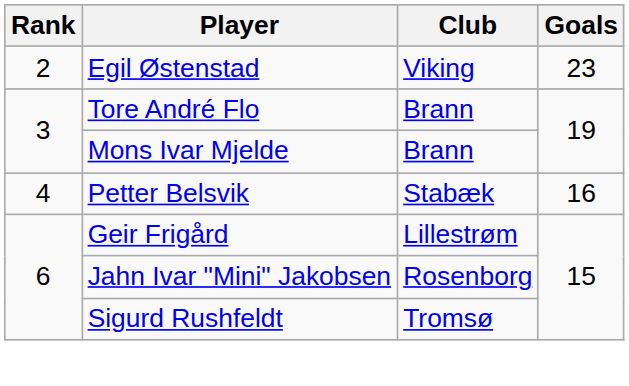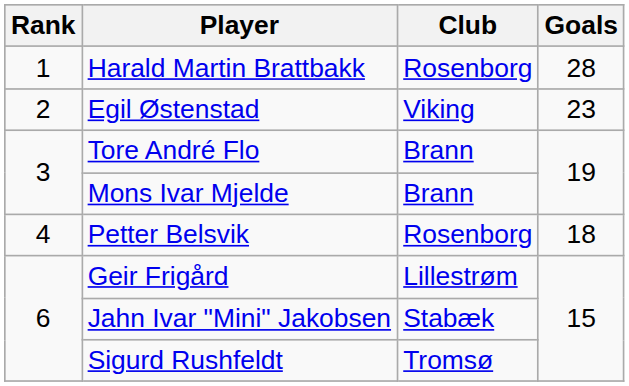+ row: (226, 67)
(449, 192) Stabæk -> (468, 234) Rosenborg
(581, 192) 16 -> (581, 234) 18
(468, 276) Rosenborg -> (449, 318) Stabæk
